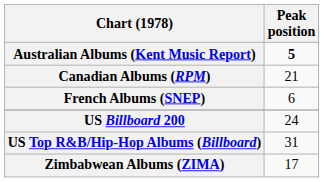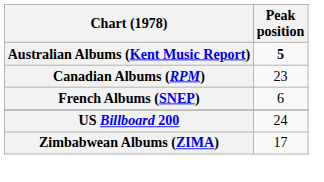(292, 76) 21 -> (281, 76) 23
- row: (134, 143)
